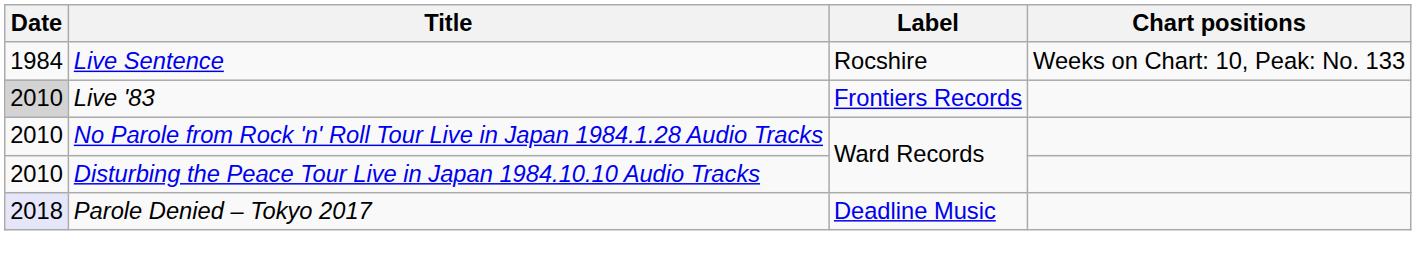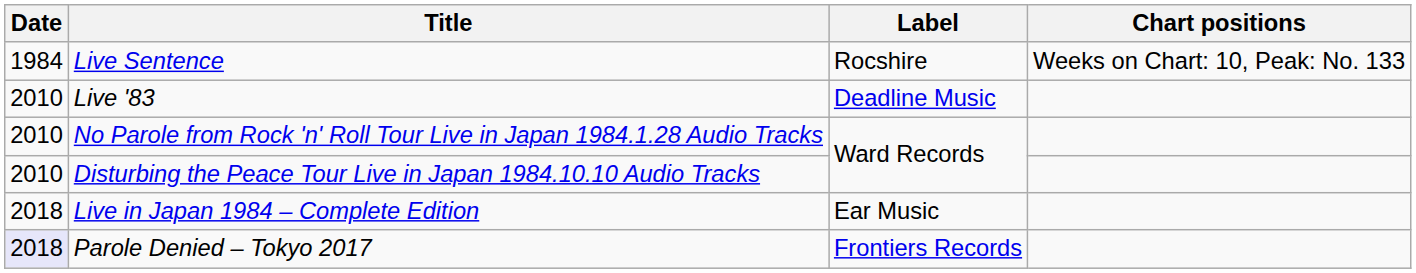(37, 98) lightgrey background -> (37, 98) no background
(928, 98) Frontiers Records -> (915, 98) Deadline Music
+ row: (277, 211)
(915, 211) Deadline Music -> (928, 248) Frontiers Records
